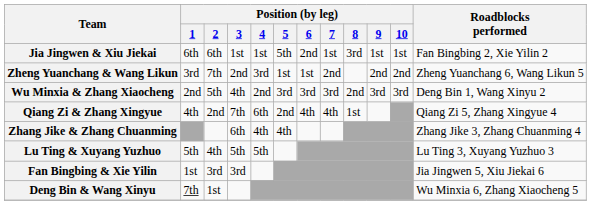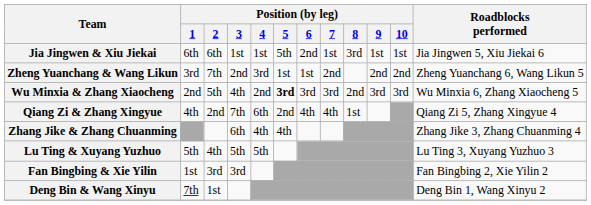(482, 53) Fan Bingbing 2, Xie Yilin 2 -> (480, 53) Jia Jingwen 5, Xiu Jiekai 6
(284, 92) normal -> (285, 92) bold
(481, 92) Deng Bin 1, Wang Xinyu 2 -> (497, 92) Wu Minxia 6, Zhang Xiaocheng 5
(480, 170) Jia Jingwen 5, Xiu Jiekai 6 -> (482, 170) Fan Bingbing 2, Xie Yilin 2
(497, 190) Wu Minxia 6, Zhang Xiaocheng 5 -> (481, 190) Deng Bin 1, Wang Xinyu 2
